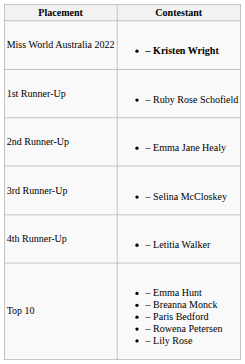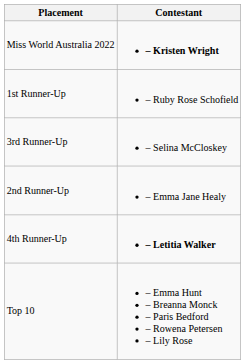rows swapped: (38, 142) <-> (37, 190)
(179, 245) normal -> (179, 245) bold
